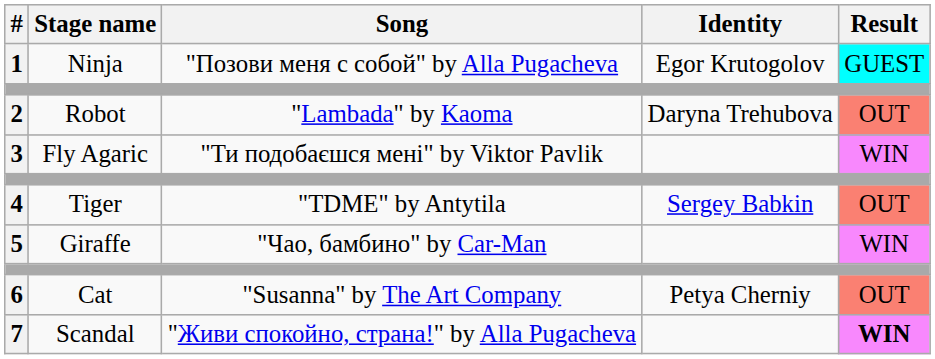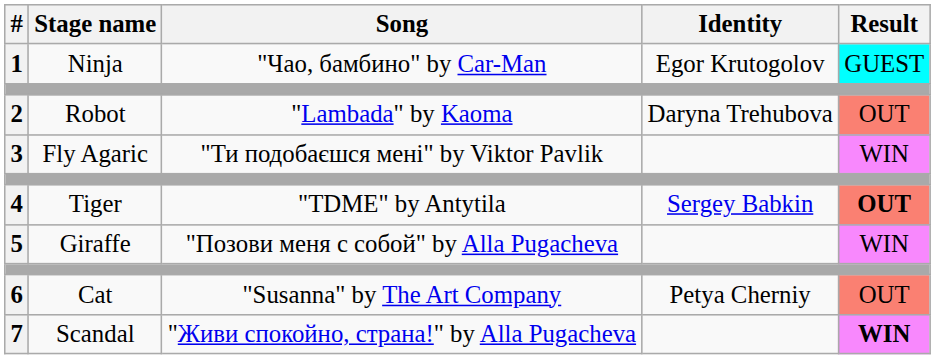(402, 63) "Позови меня с собой" by Alla Pugacheva -> (402, 63) "Чао, бамбино" by Car-Man
(884, 204) normal -> (884, 204) bold
(402, 243) "Чао, бамбино" by Car-Man -> (402, 243) "Позови меня с собой" by Alla Pugacheva
